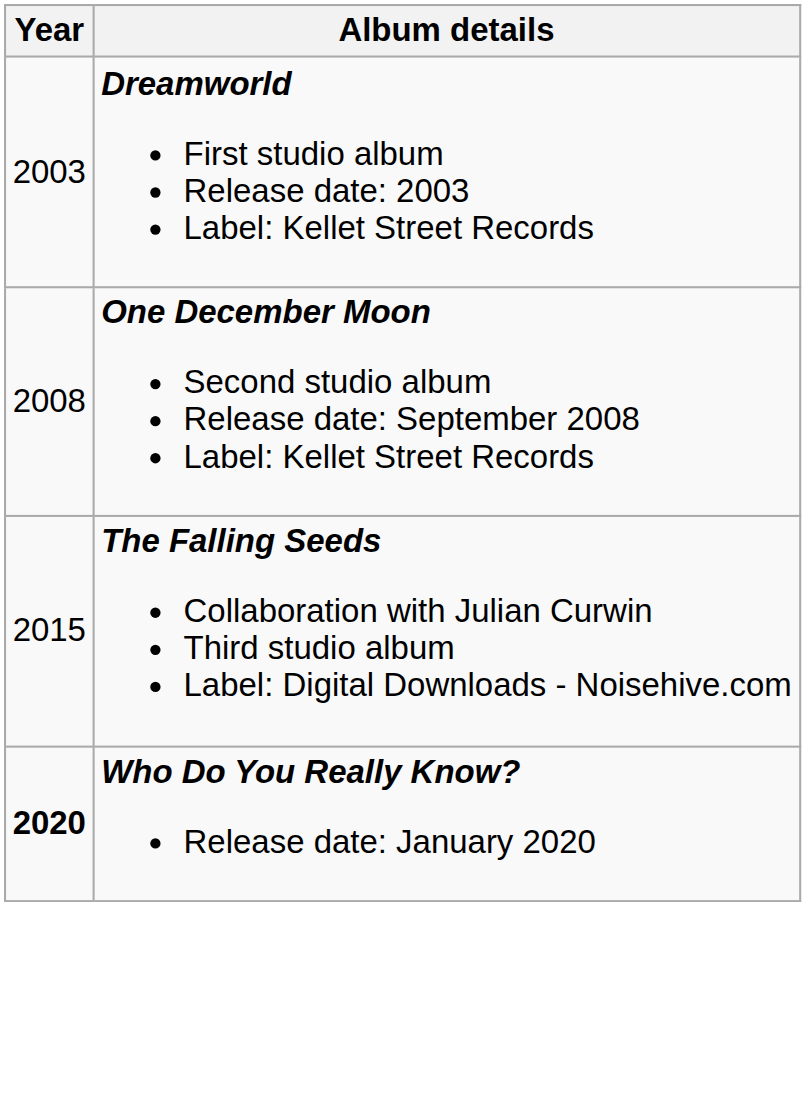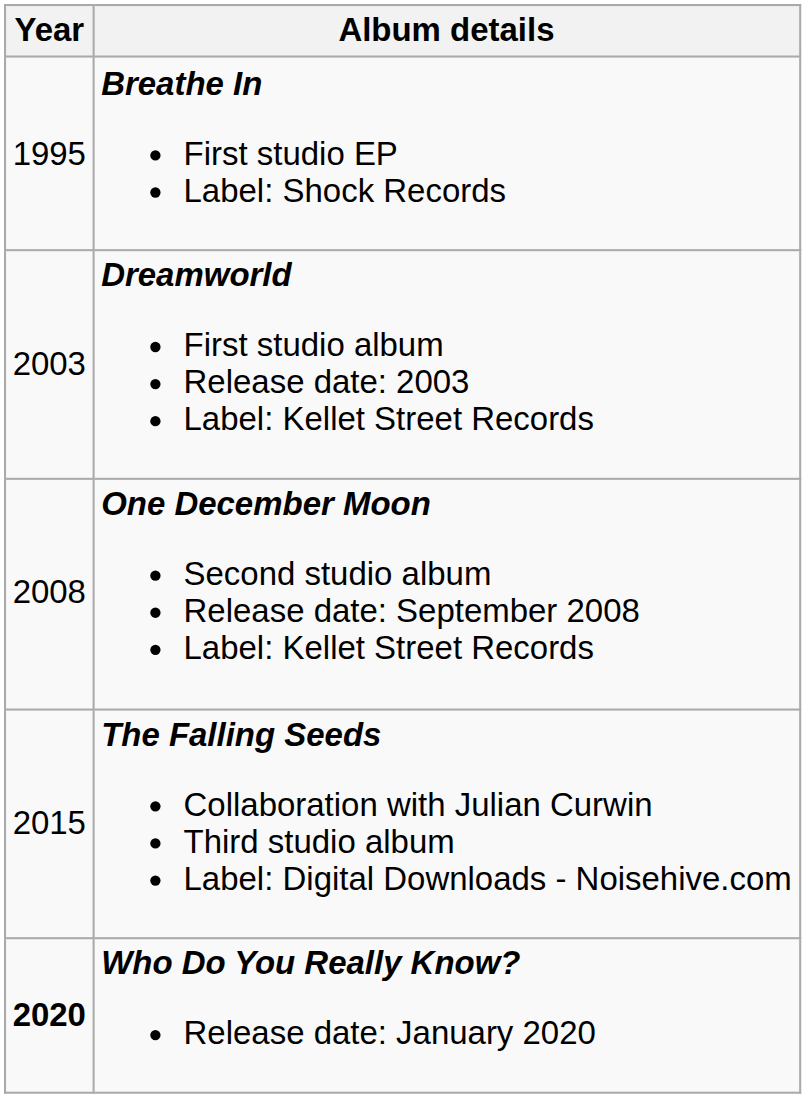+ row: (446, 137)
